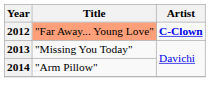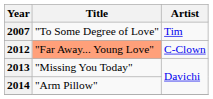+ row: (18, 31)
(181, 31) bold -> (185, 49) normal
